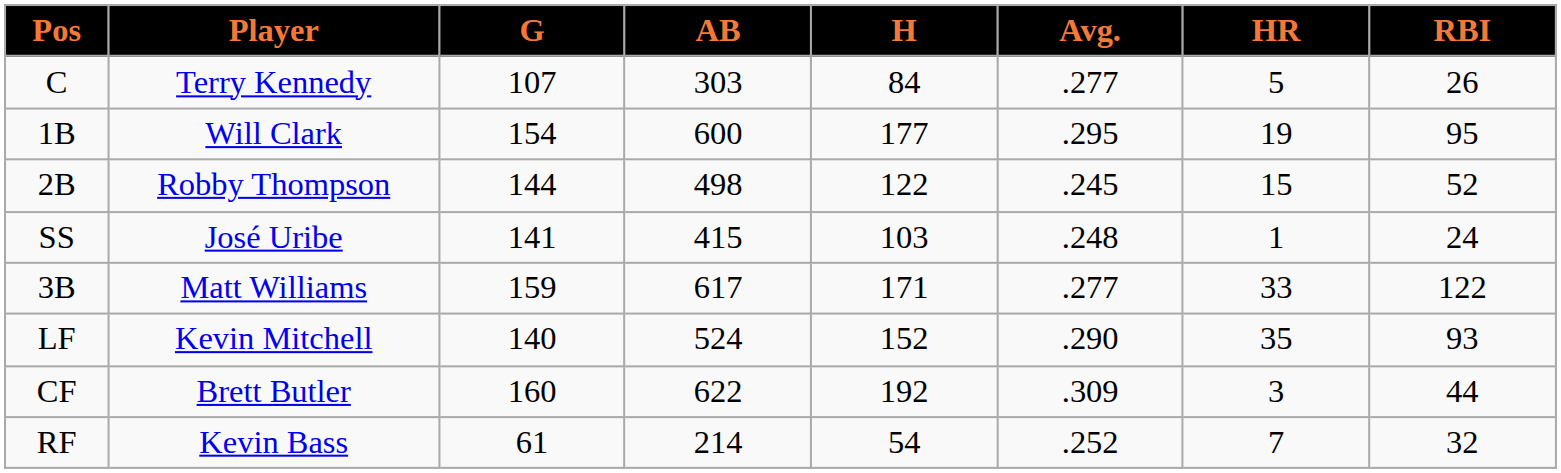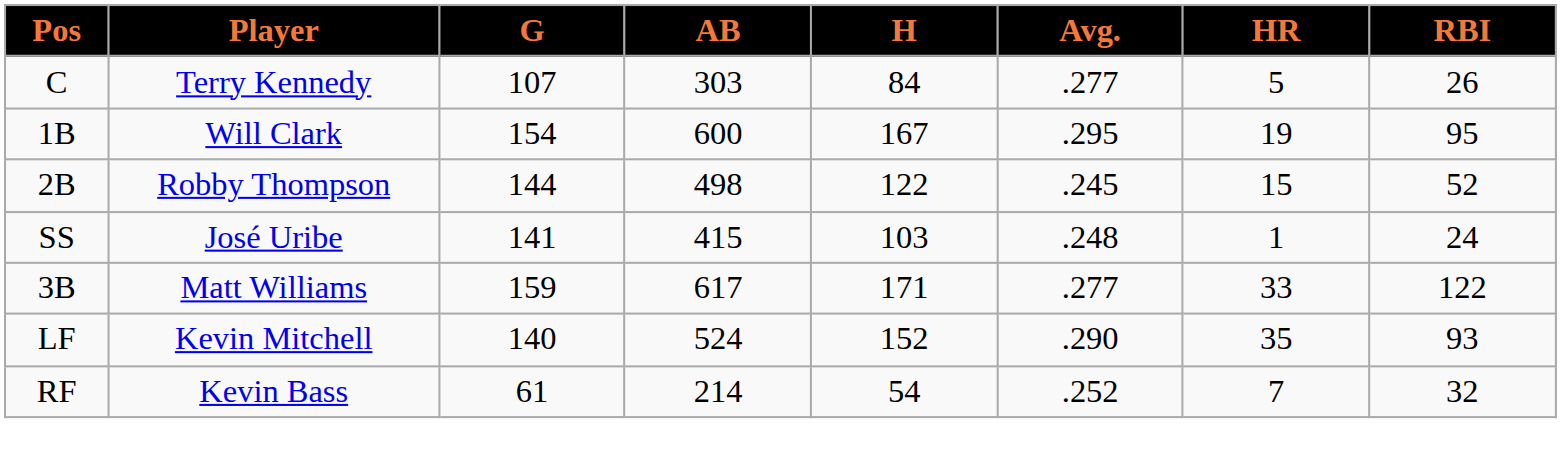(904, 133) 177 -> (904, 133) 167
- row: (57, 390)
